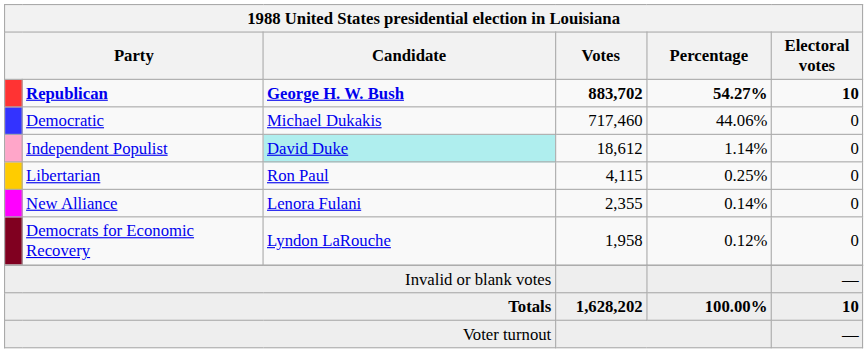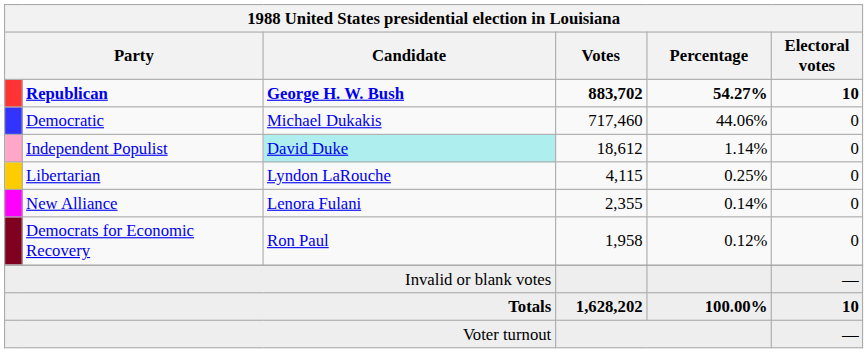(298, 176) Ron Paul -> (329, 176) Lyndon LaRouche
(329, 241) Lyndon LaRouche -> (298, 241) Ron Paul
